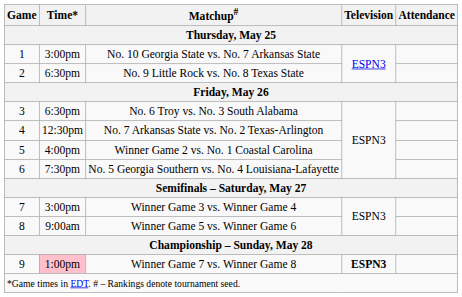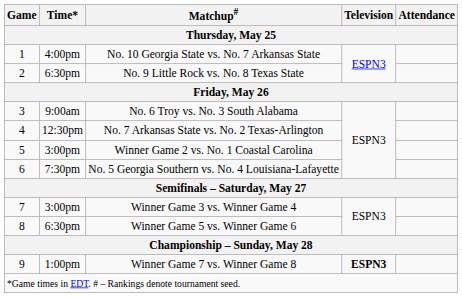(62, 54) 3:00pm -> (62, 54) 4:00pm
(62, 111) 6:30pm -> (62, 111) 9:00am
(62, 149) 4:00pm -> (62, 149) 3:00pm
(62, 226) 9:00am -> (62, 226) 6:30pm
(62, 264) pink background -> (62, 264) no background
